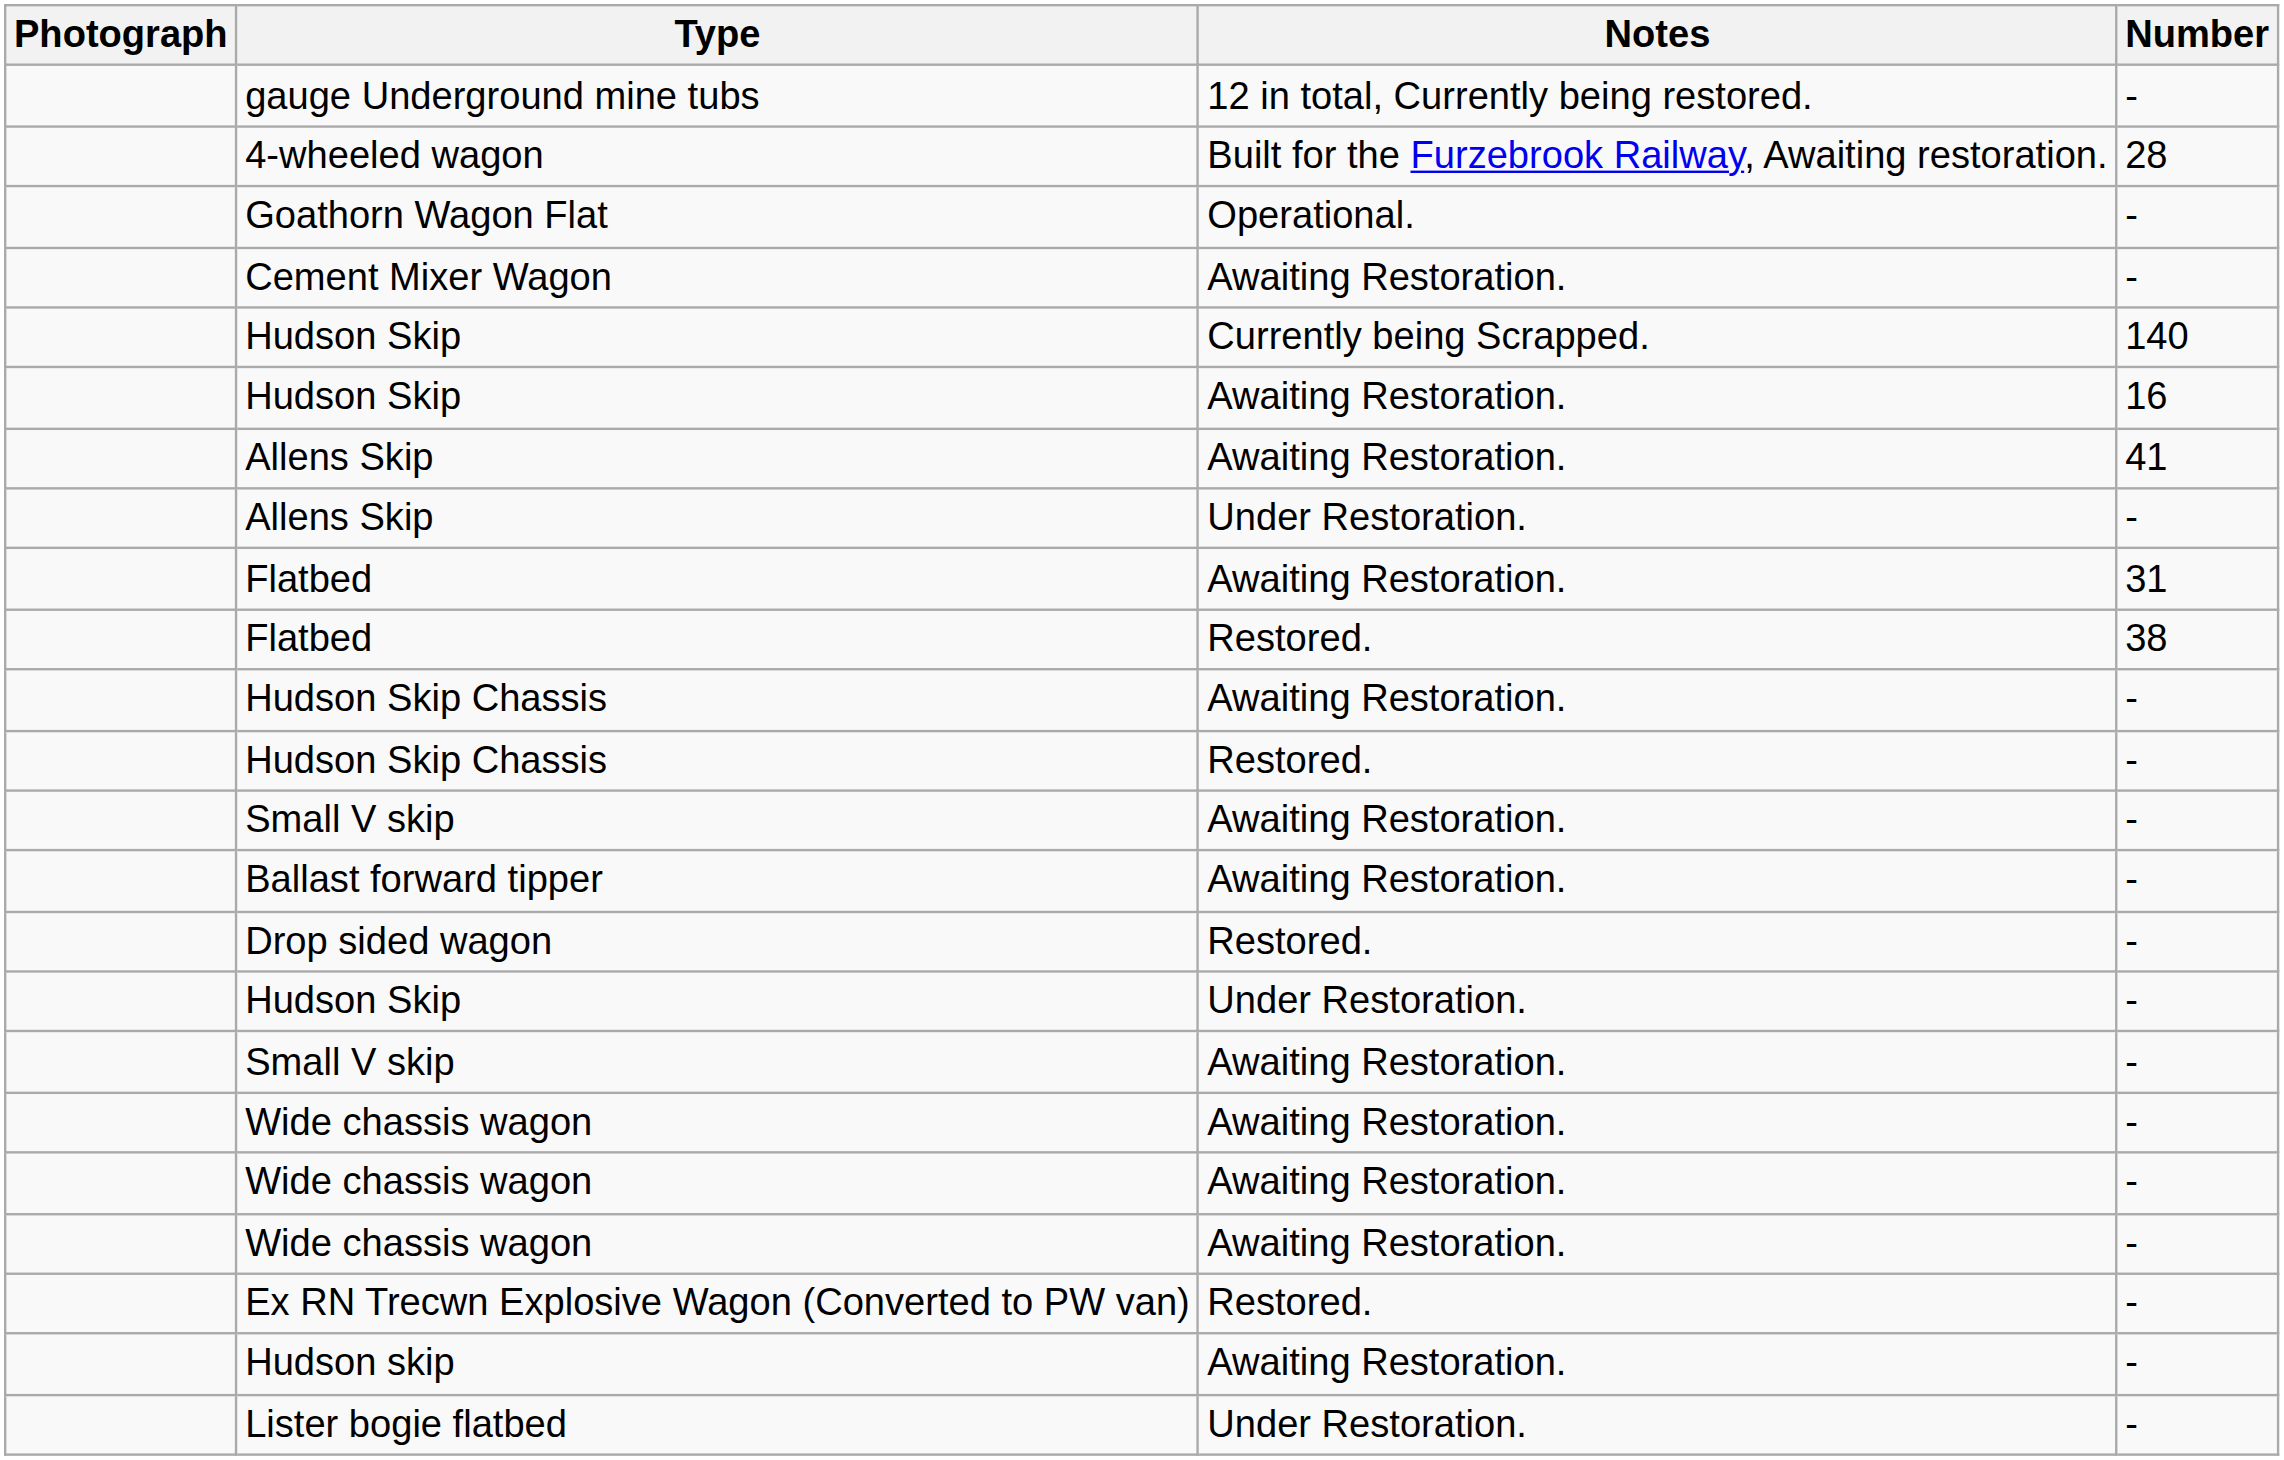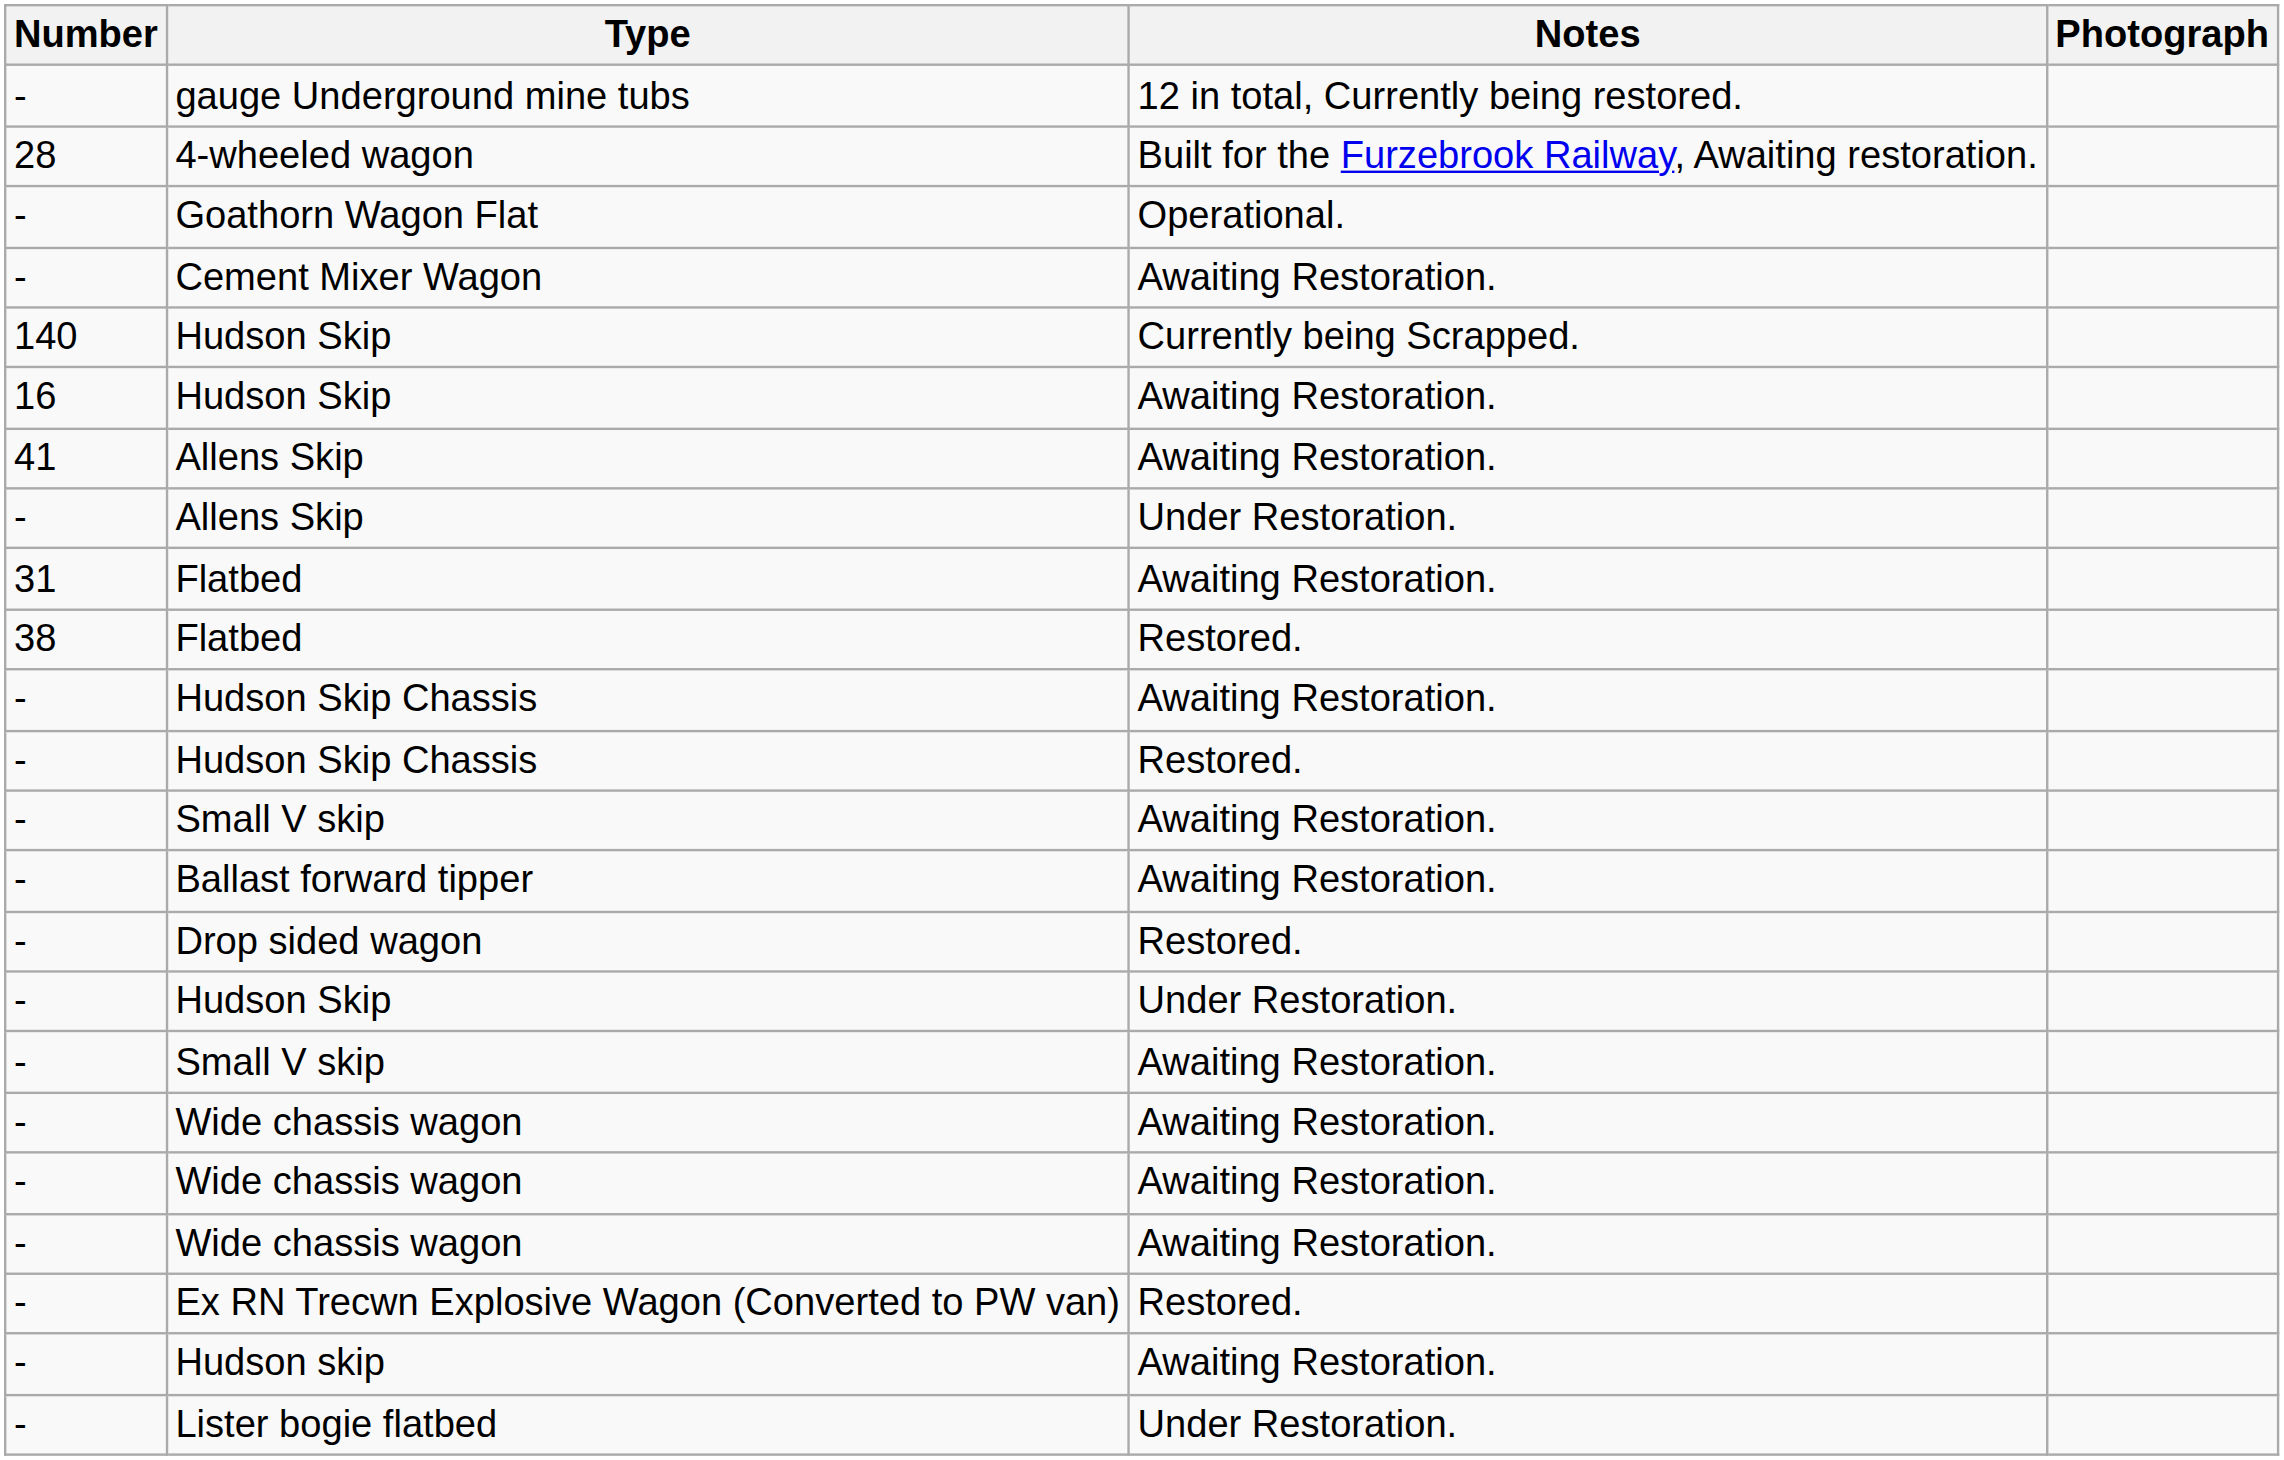columns swapped: (2197, 34) <-> (121, 34)
